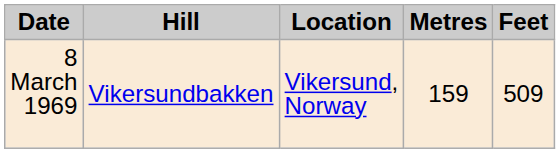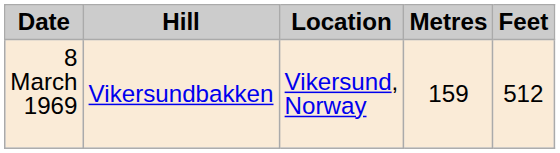(523, 93) 509 -> (523, 93) 512
